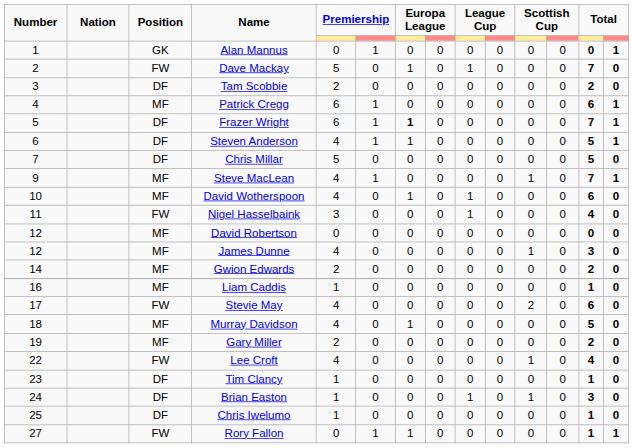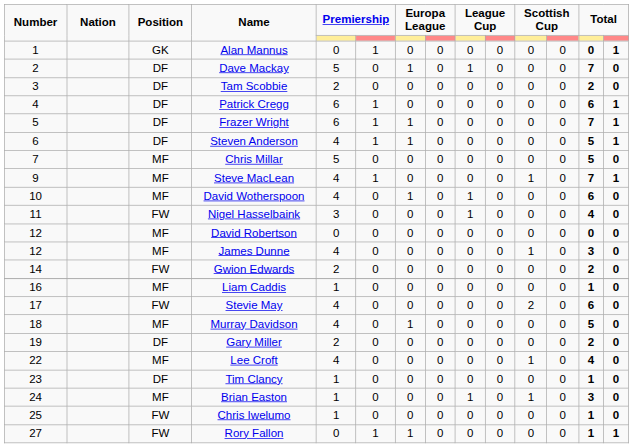(160, 68) FW -> (160, 68) DF
(160, 104) MF -> (160, 104) DF
(410, 123) bold -> (410, 123) normal
(160, 159) DF -> (160, 159) MF
(160, 269) MF -> (160, 269) FW
(160, 342) MF -> (160, 342) DF
(160, 360) FW -> (160, 360) MF
(160, 397) DF -> (160, 397) MF
(160, 415) DF -> (160, 415) FW
